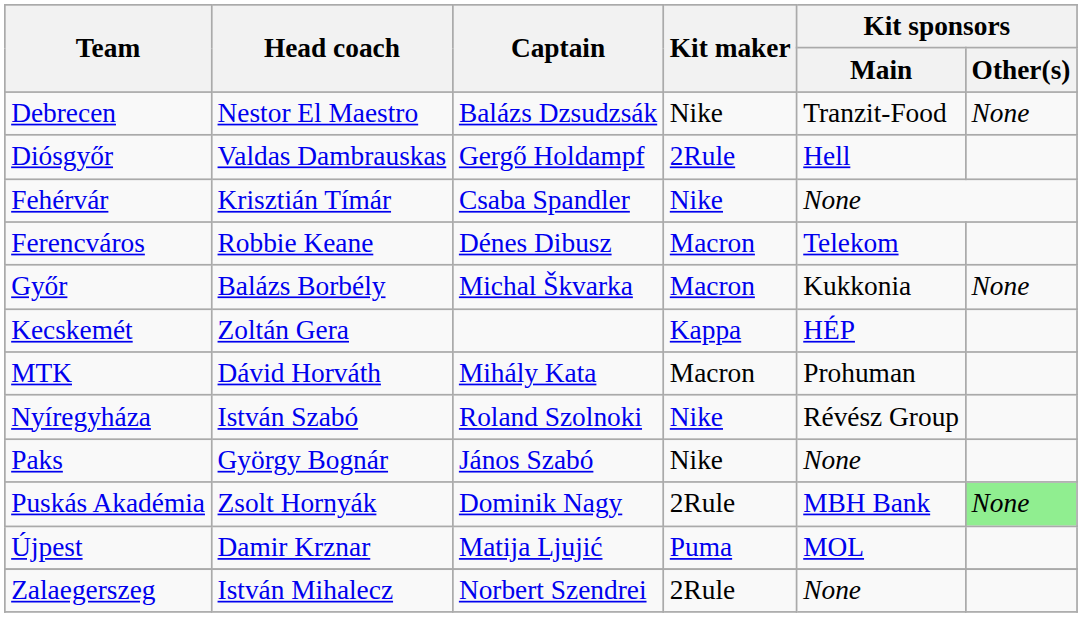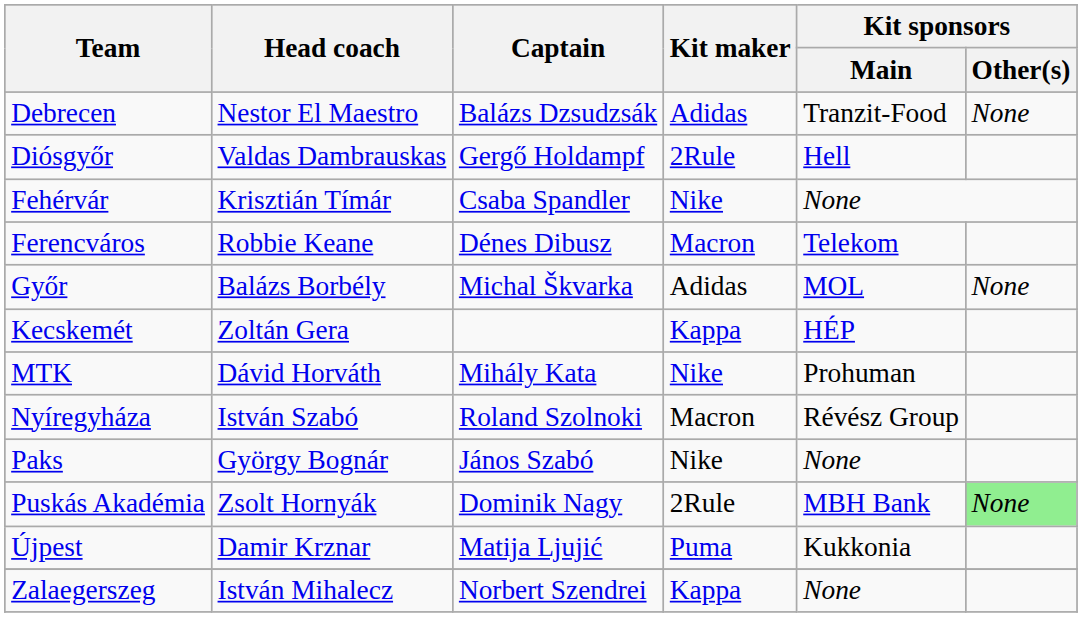(696, 112) Nike -> (709, 112) Adidas
(712, 286) Macron -> (709, 286) Adidas
(857, 286) Kukkonia -> (834, 286) MOL
(712, 373) Macron -> (696, 373) Nike
(696, 416) Nike -> (712, 416) Macron
(834, 546) MOL -> (857, 546) Kukkonia
(702, 590) 2Rule -> (706, 590) Kappa
